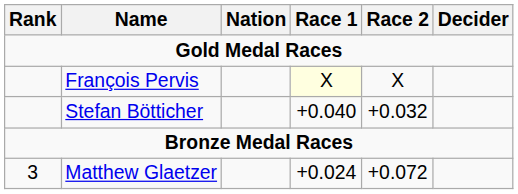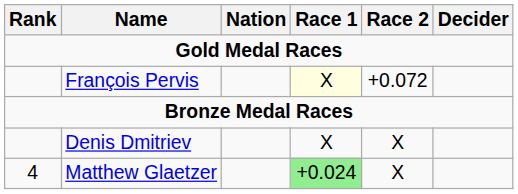(398, 81) X -> (398, 81) +0.072
- row: (134, 111)
+ row: (128, 142)
(33, 173) 3 -> (33, 173) 4
(326, 173) no background -> (326, 173) lightgreen background
(398, 173) +0.072 -> (398, 173) X
